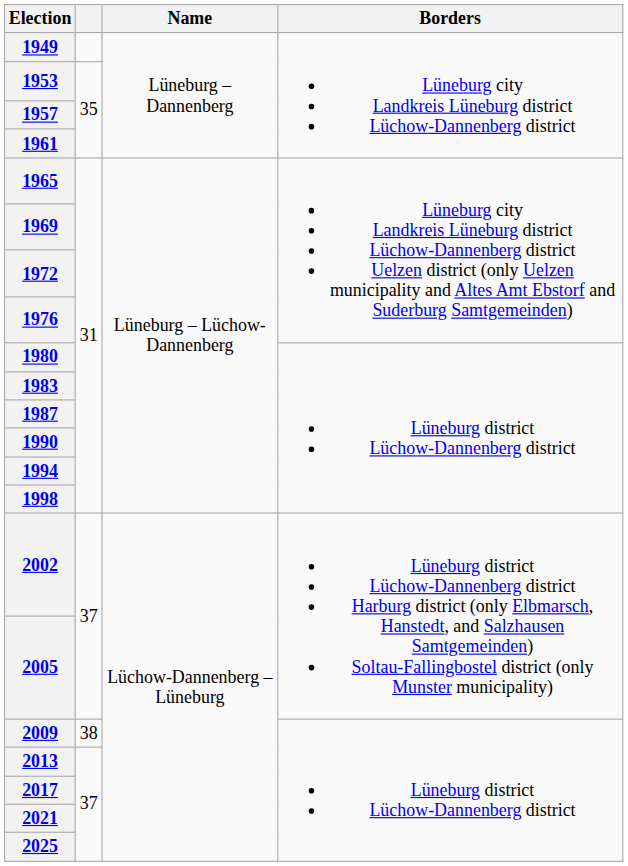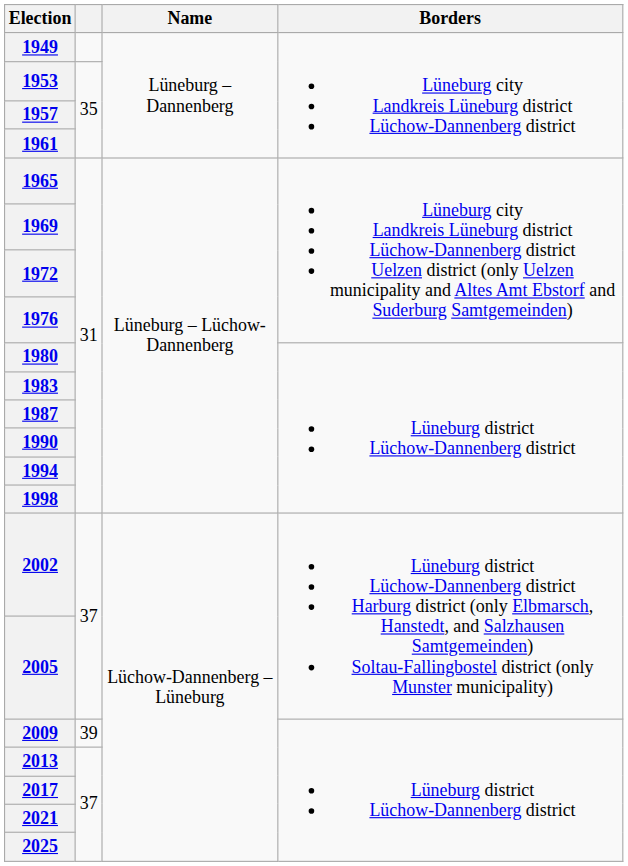(89, 732) 38 -> (89, 732) 39
